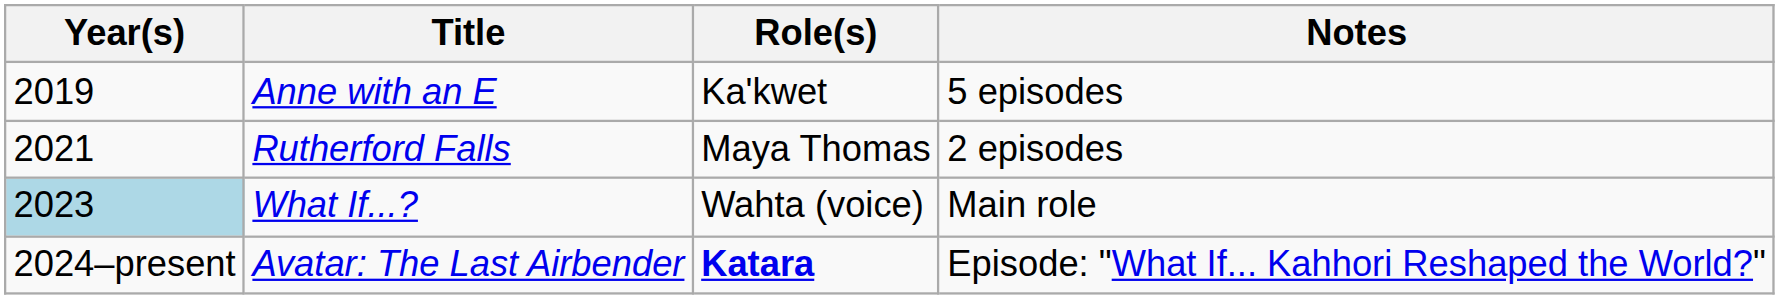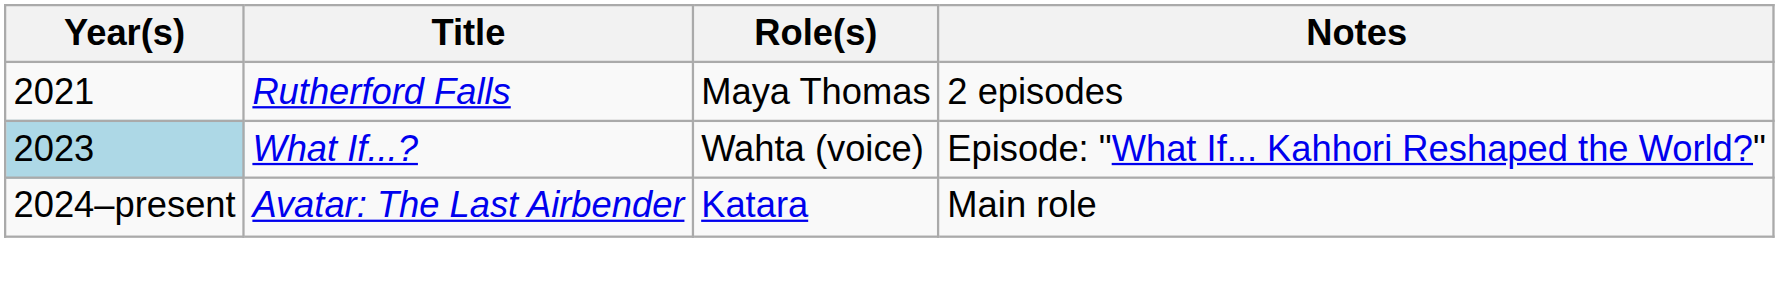- row: (375, 90)
(1022, 206) Main role -> (1357, 148) Episode: "What If... Kahhori Reshaped the World?"
(758, 263) bold -> (755, 206) normal
(1357, 263) Episode: "What If... Kahhori Reshaped the World?" -> (1022, 206) Main role
